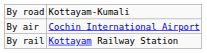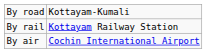rows swapped: (25, 41) <-> (23, 26)
